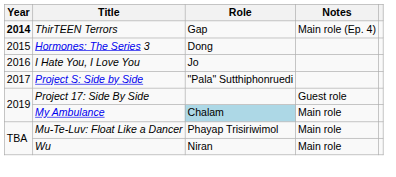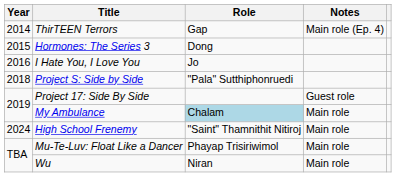(19, 29) bold -> (19, 29) normal
(19, 79) 2017 -> (19, 79) 2018
+ row: (86, 130)
